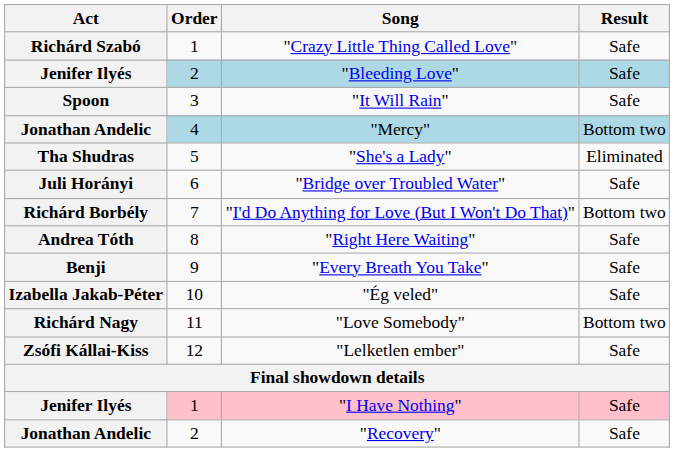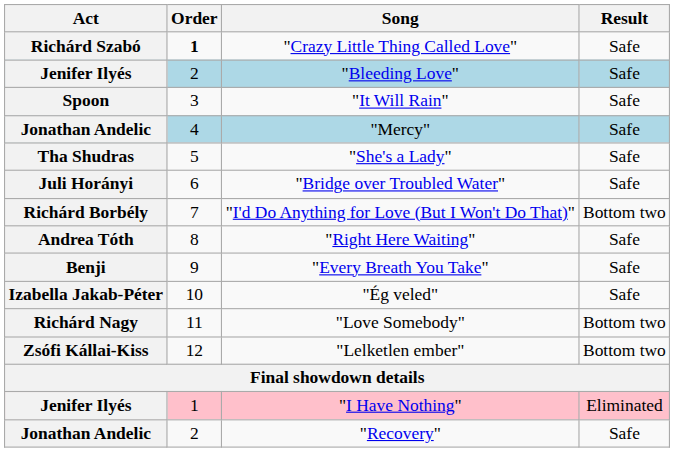(194, 45) normal -> (194, 45) bold
(624, 128) Bottom two -> (624, 128) Safe
(624, 156) Eliminated -> (624, 156) Safe
(624, 350) Safe -> (624, 350) Bottom two
(624, 405) Safe -> (624, 405) Eliminated
